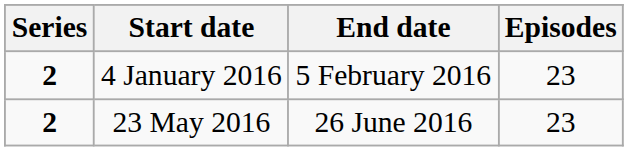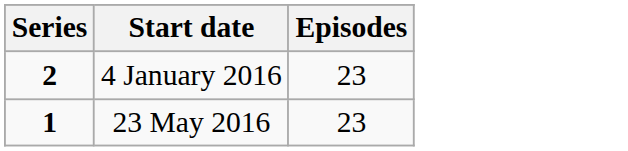- column: (393, 27)
(50, 121) 2 -> (50, 121) 1
